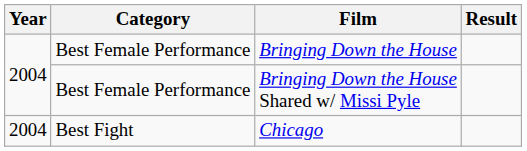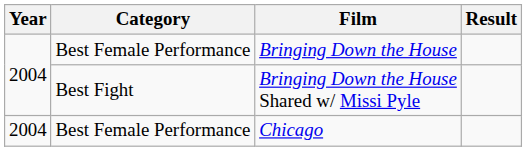(153, 89) Best Female Performance -> (94, 89) Best Fight
(94, 130) Best Fight -> (153, 130) Best Female Performance
